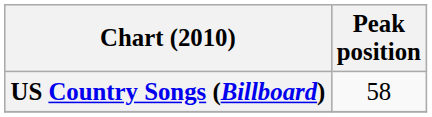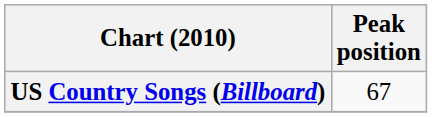(379, 91) 58 -> (379, 91) 67
